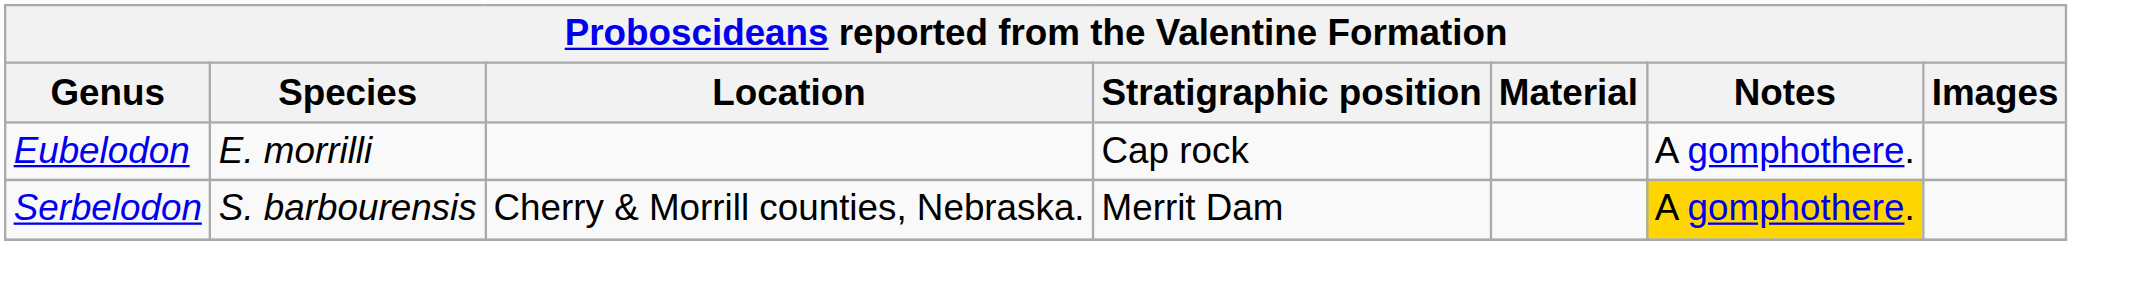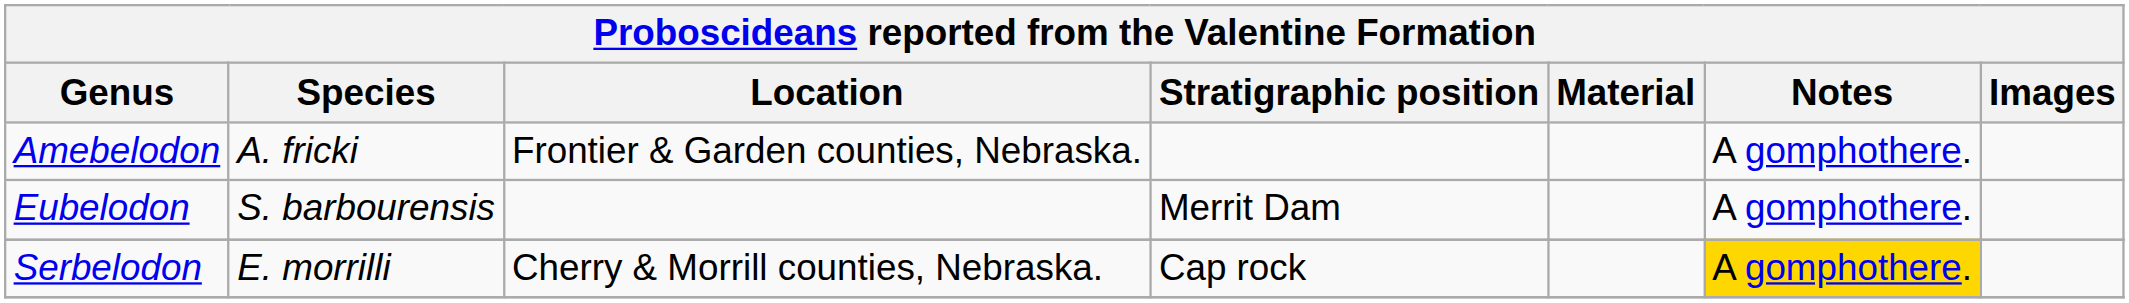+ row: (117, 150)
(296, 150) E. morrilli -> (366, 208) S. barbourensis
(1175, 150) Cap rock -> (1250, 208) Merrit Dam
(348, 208) S. barbourensis -> (314, 267) E. morrilli
(1193, 208) Merrit Dam -> (1233, 267) Cap rock
